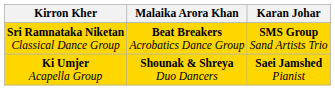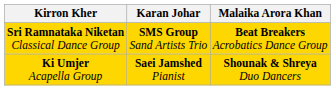columns swapped: (289, 13) <-> (187, 13)
